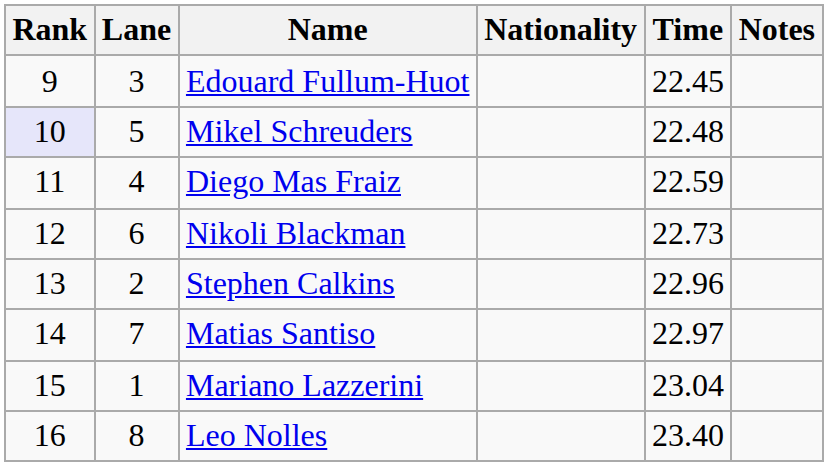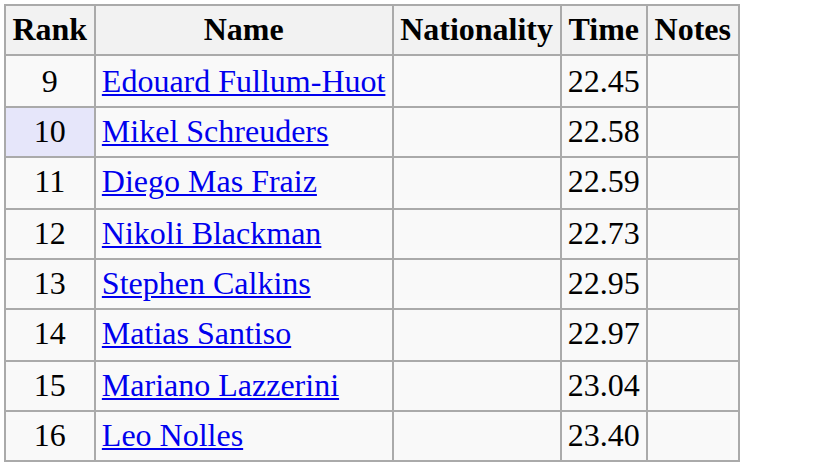- column: (137, 29)
(688, 131) 22.48 -> (604, 131) 22.58
(688, 283) 22.96 -> (604, 283) 22.95
